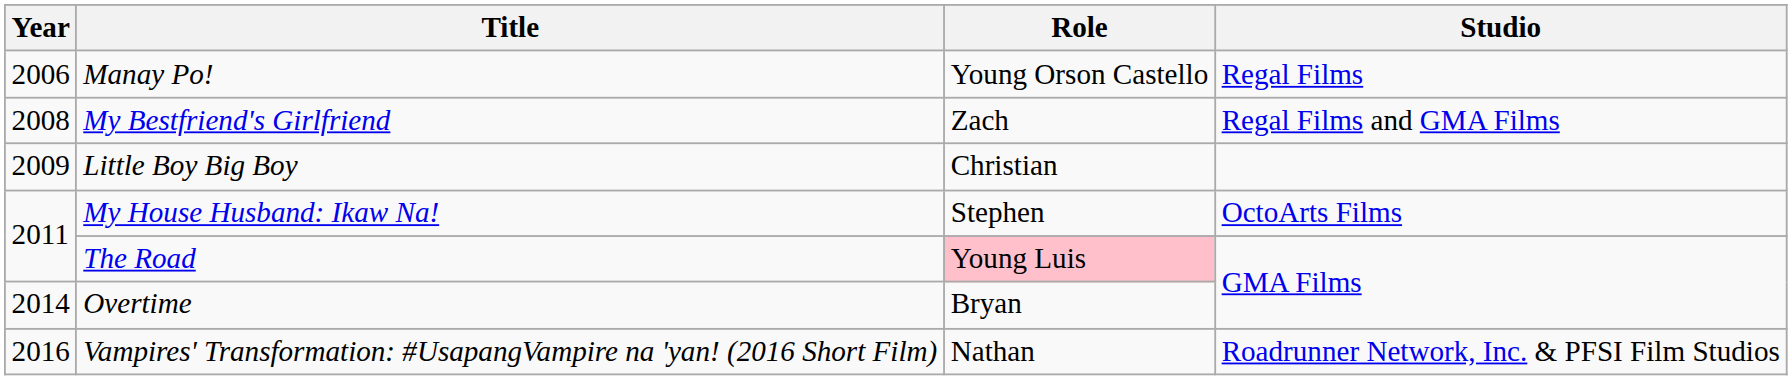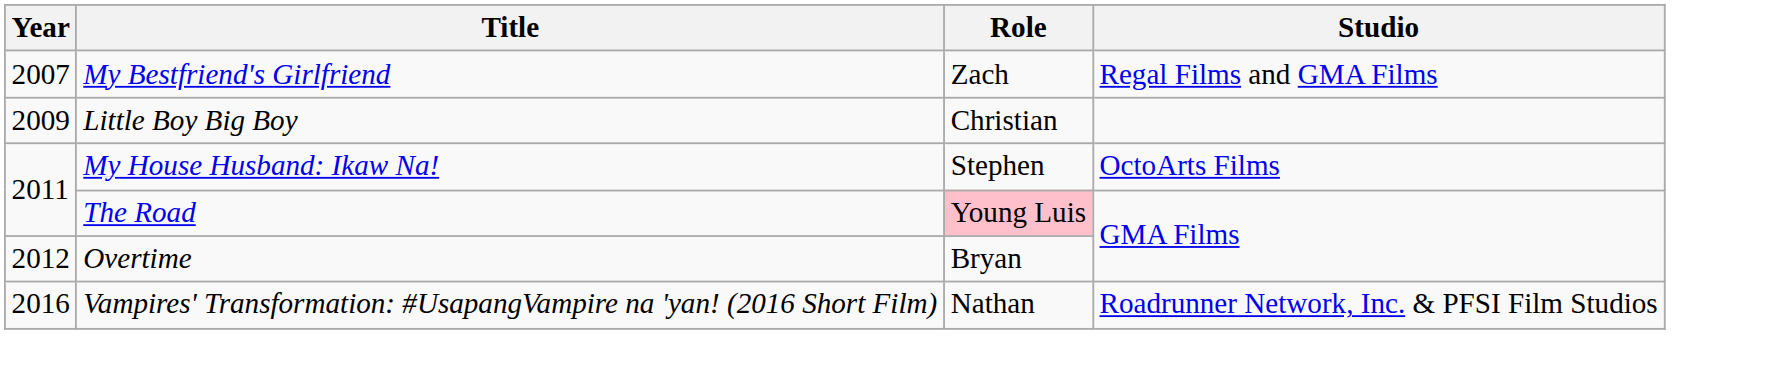- row: (148, 73)
(41, 119) 2008 -> (41, 73) 2007
(41, 304) 2014 -> (41, 258) 2012
